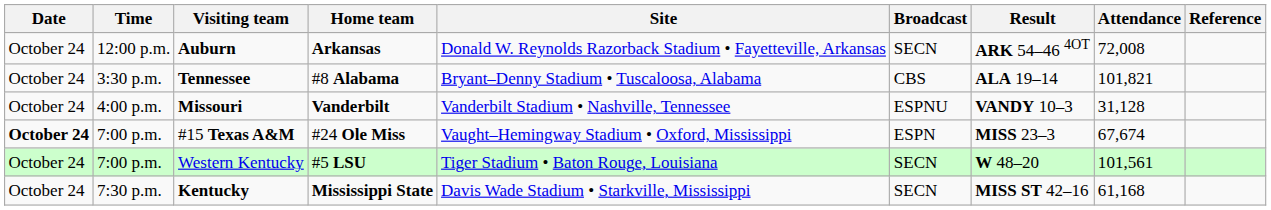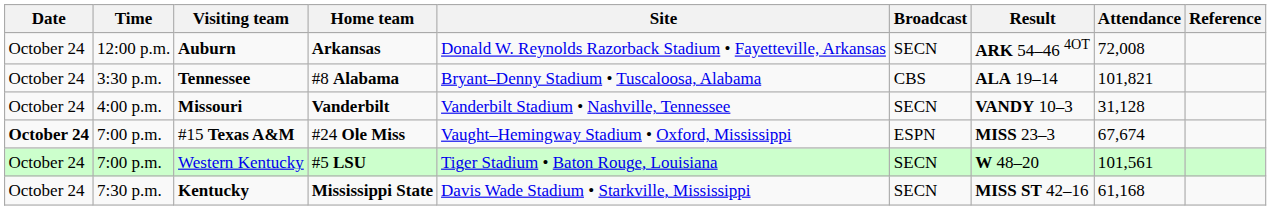(921, 106) ESPNU -> (916, 106) SECN
